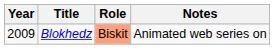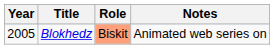(21, 34) 2009 -> (21, 34) 2005
